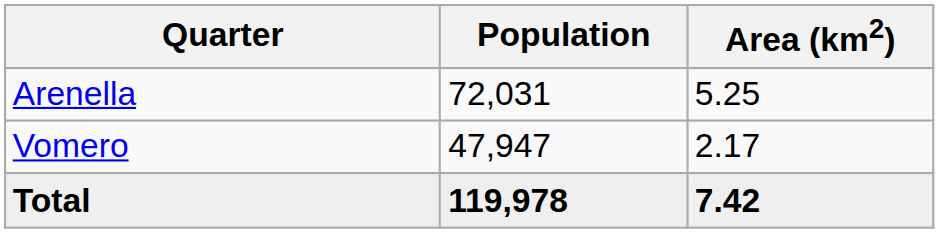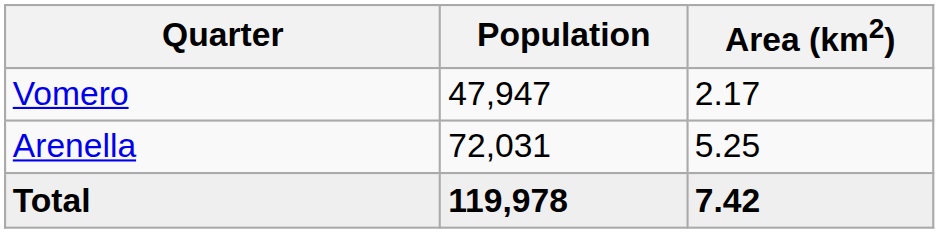rows swapped: (74, 93) <-> (71, 146)
